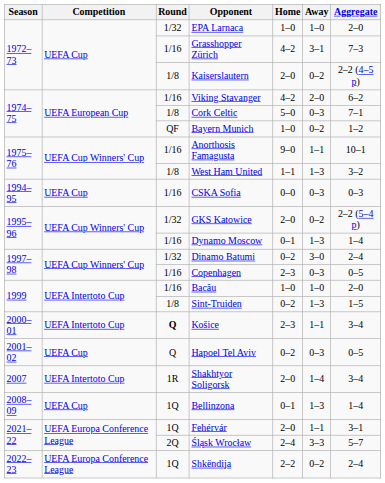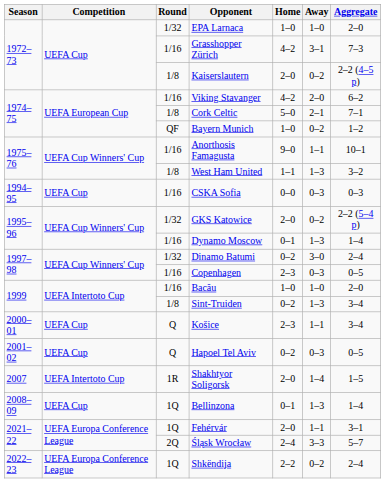(317, 113) 0–3 -> (317, 113) 2–1
(356, 304) 1–5 -> (356, 304) 3–4
(84, 325) UEFA Intertoto Cup -> (66, 325) UEFA Cup
(173, 325) bold -> (173, 325) normal
(356, 379) 3–4 -> (356, 379) 1–5
